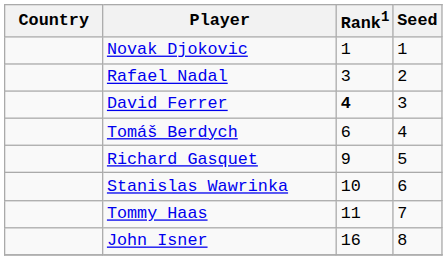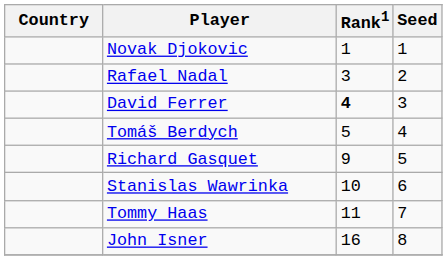(346, 132) 6 -> (346, 132) 5
